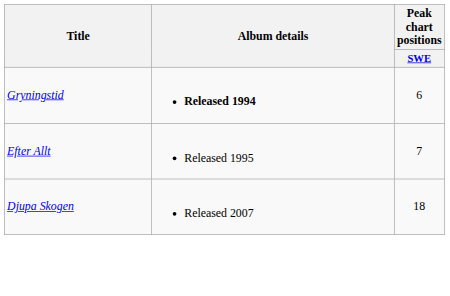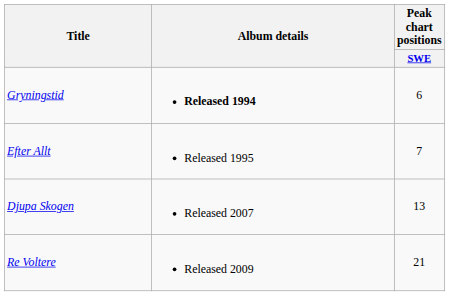(419, 206) 18 -> (419, 206) 13
+ row: (31, 262)
